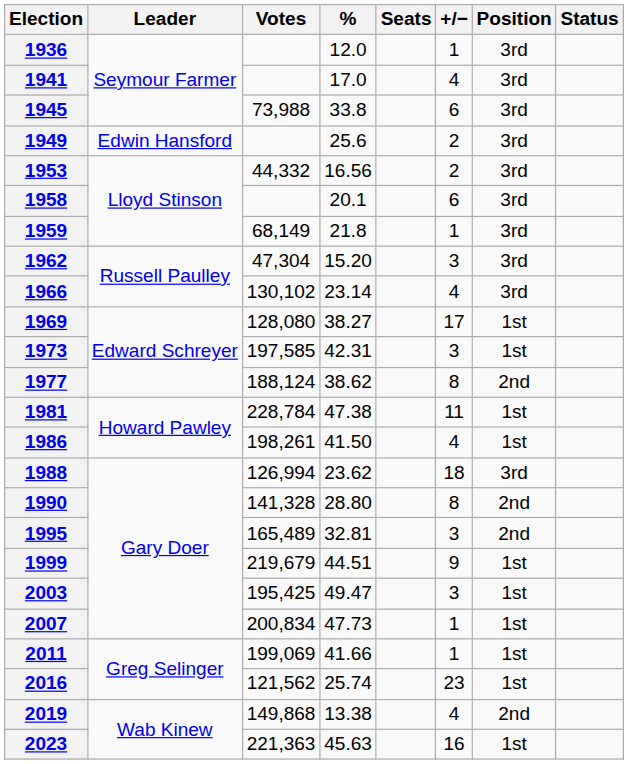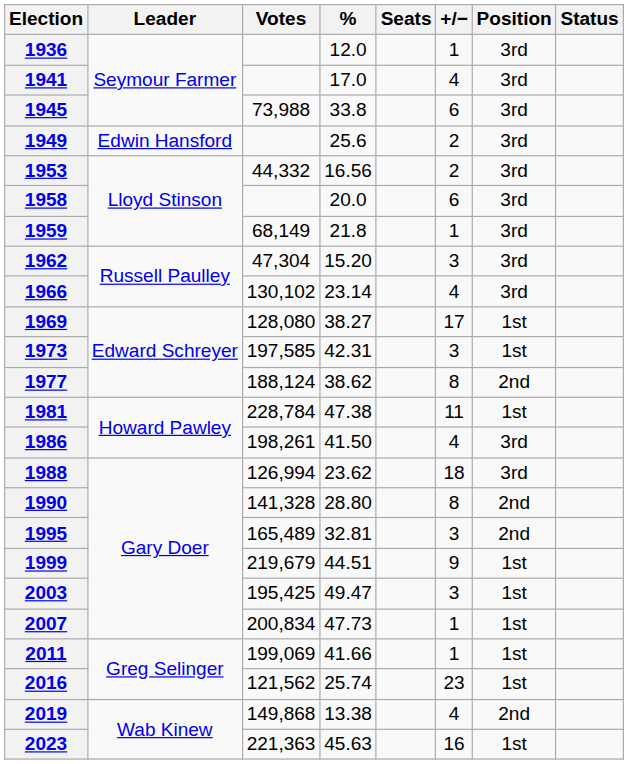(348, 200) 20.1 -> (348, 200) 20.0
(514, 442) 1st -> (514, 442) 3rd
